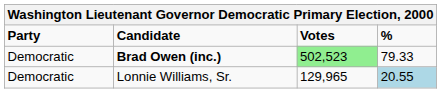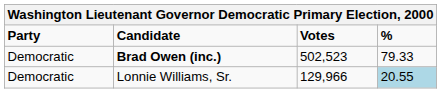(324, 56) lightgreen background -> (324, 56) no background
(324, 77) 129,965 -> (324, 77) 129,966
